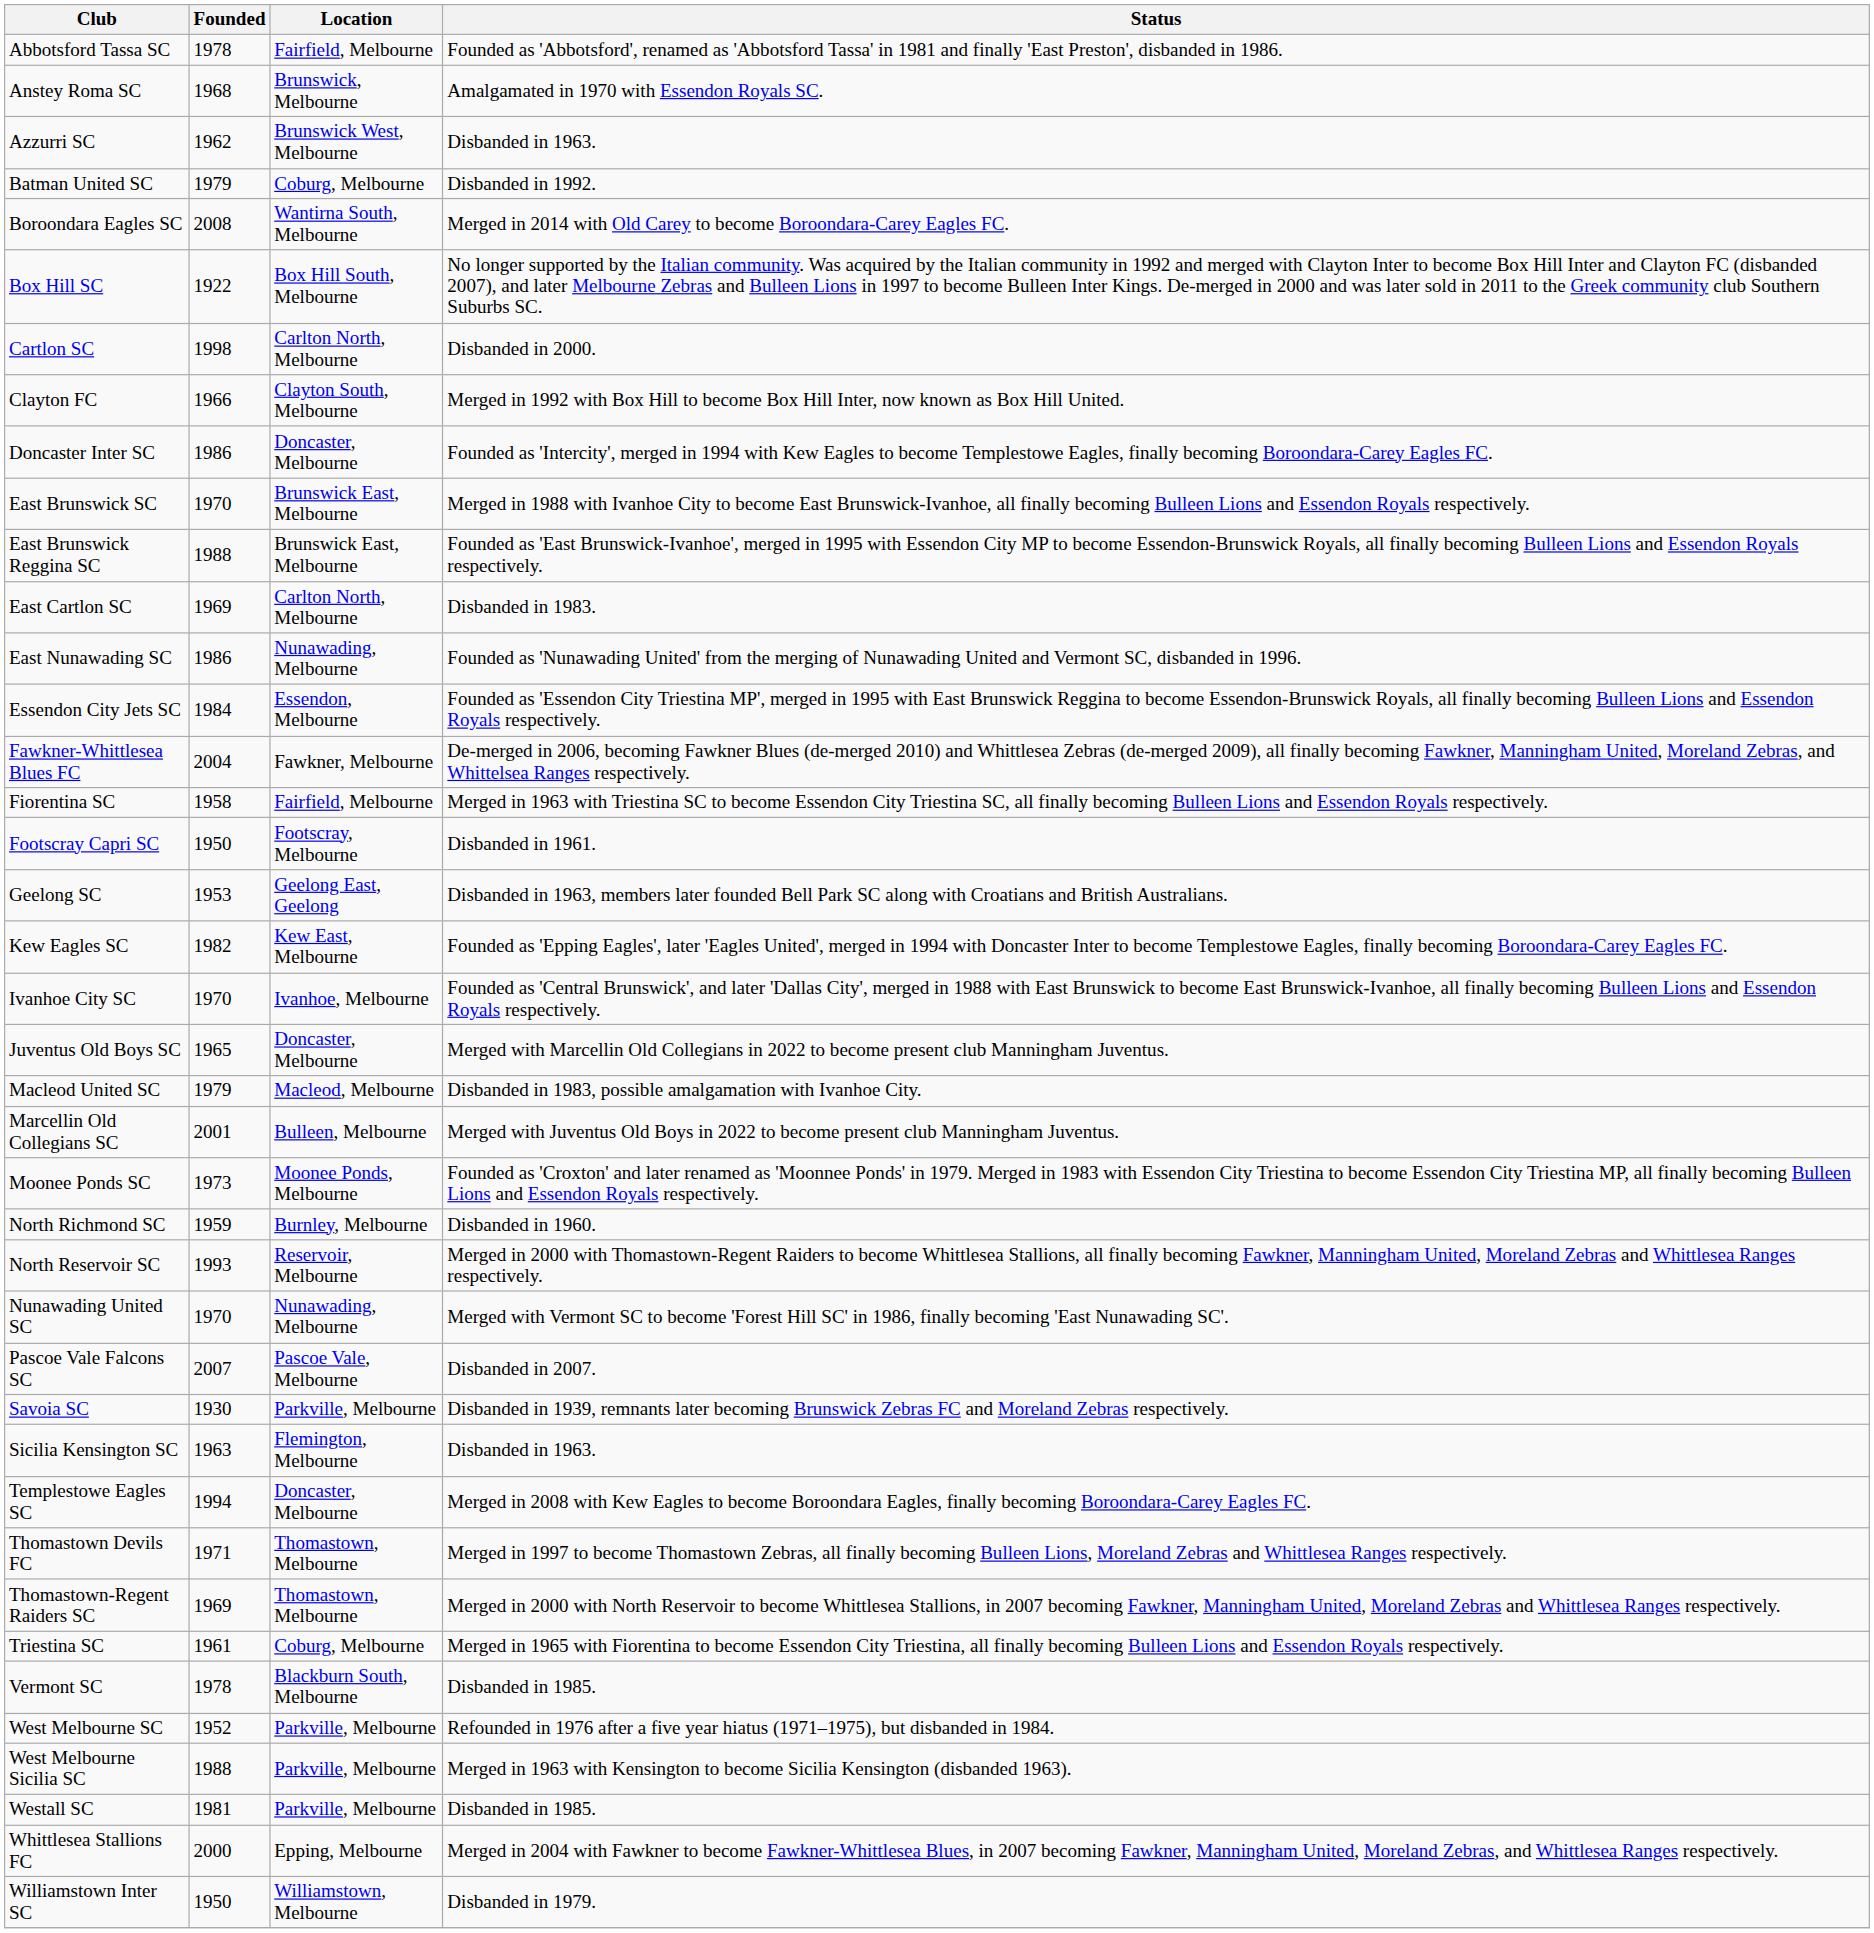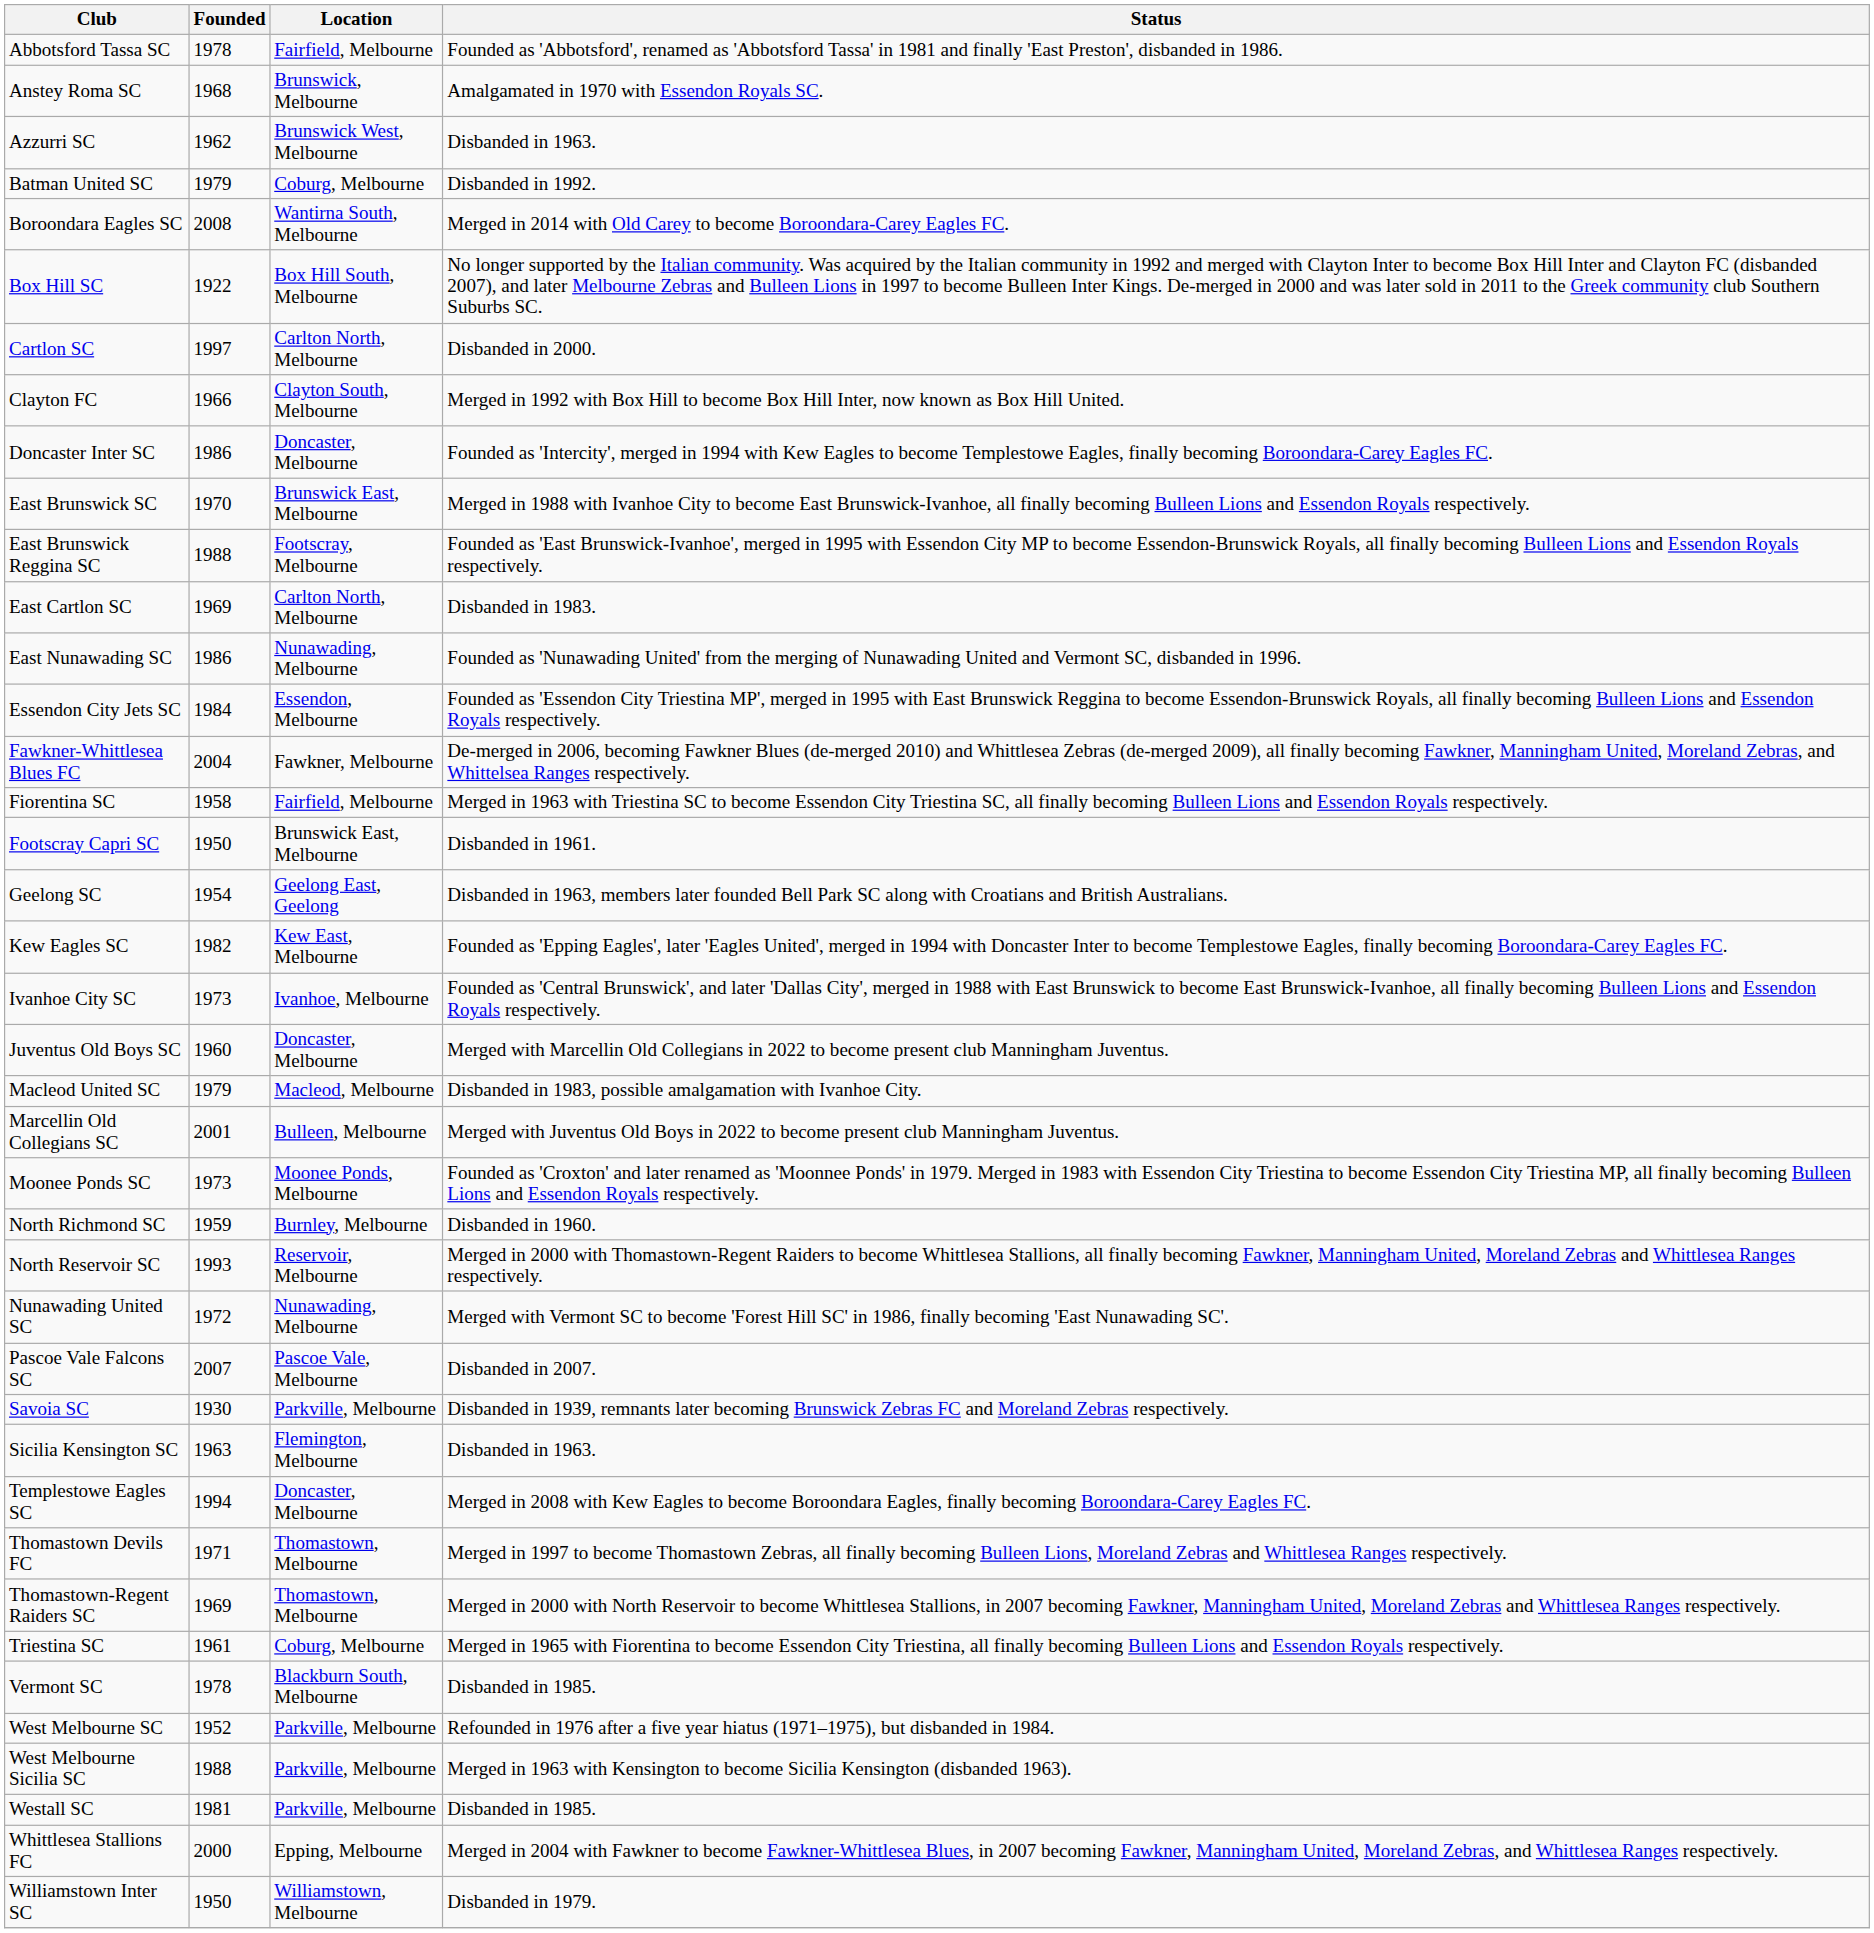(213, 348) 1998 -> (213, 348) 1997
(337, 555) Brunswick East, Melbourne -> (316, 555) Footscray, Melbourne
(316, 843) Footscray, Melbourne -> (337, 843) Brunswick East, Melbourne
(213, 895) 1953 -> (213, 895) 1954
(213, 998) 1970 -> (213, 998) 1973
(213, 1049) 1965 -> (213, 1049) 1960
(213, 1316) 1970 -> (213, 1316) 1972
